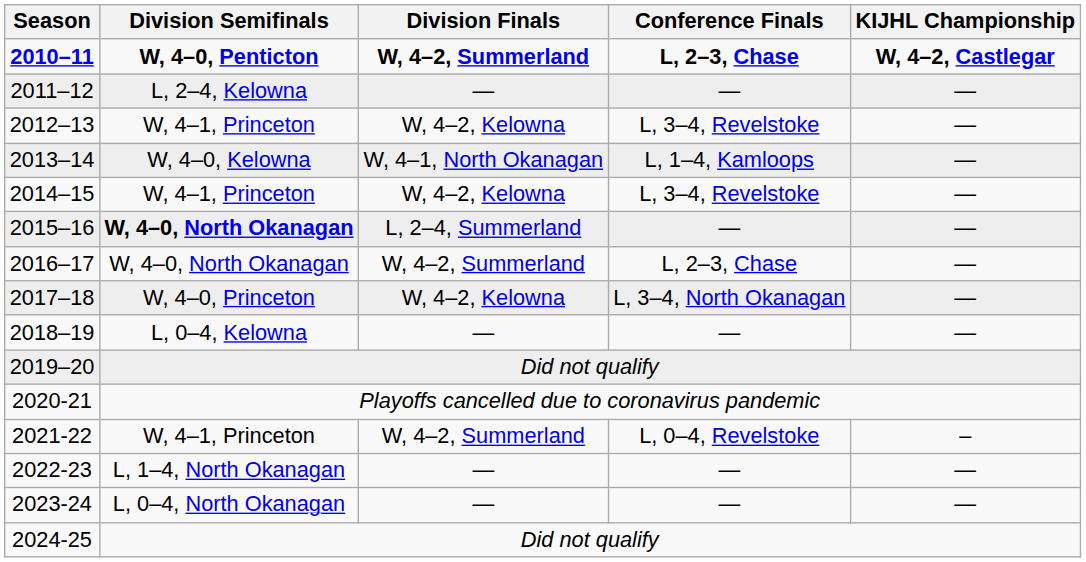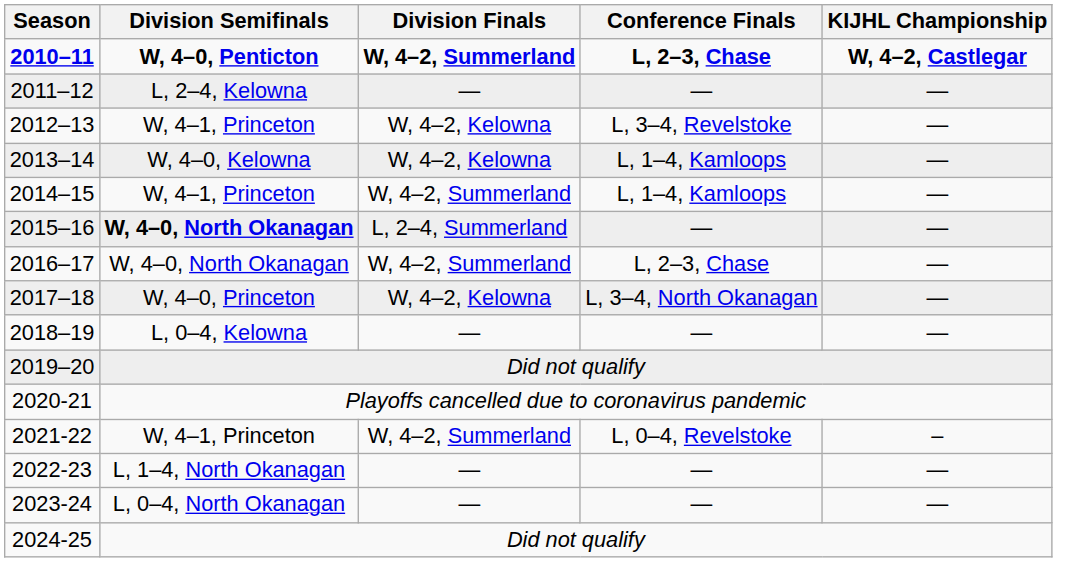(483, 159) W, 4–1, North Okanagan -> (469, 159) W, 4–2, Kelowna
(483, 194) W, 4–2, Kelowna -> (469, 194) W, 4–2, Summerland
(729, 194) L, 3–4, Revelstoke -> (701, 194) L, 1–4, Kamloops
